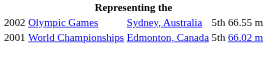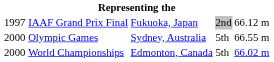+ row: (78, 22)
(15, 22) 2002 -> (15, 37) 2000
(15, 37) 2001 -> (15, 52) 2000
